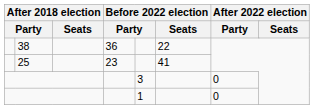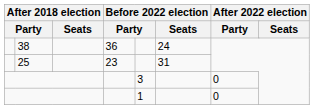(164, 46) 22 -> (164, 46) 24
(164, 63) 41 -> (164, 63) 31
